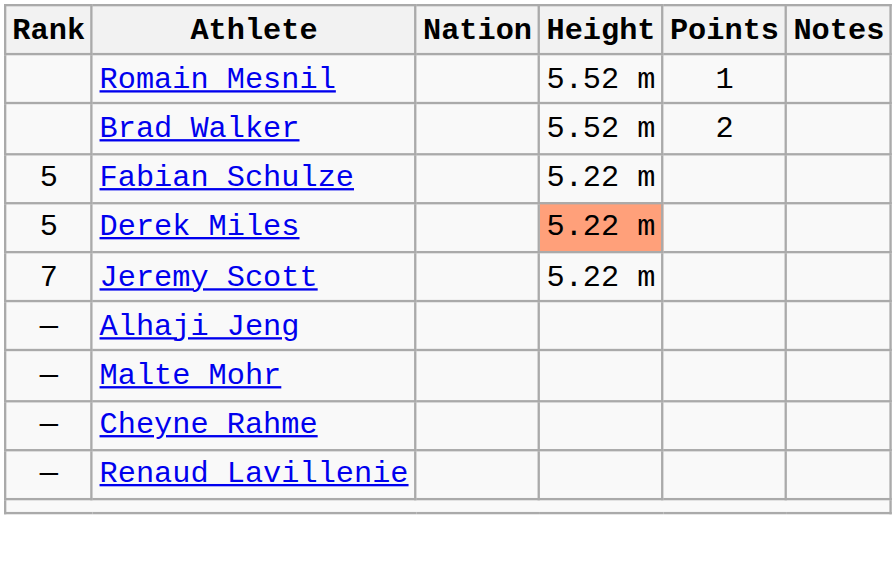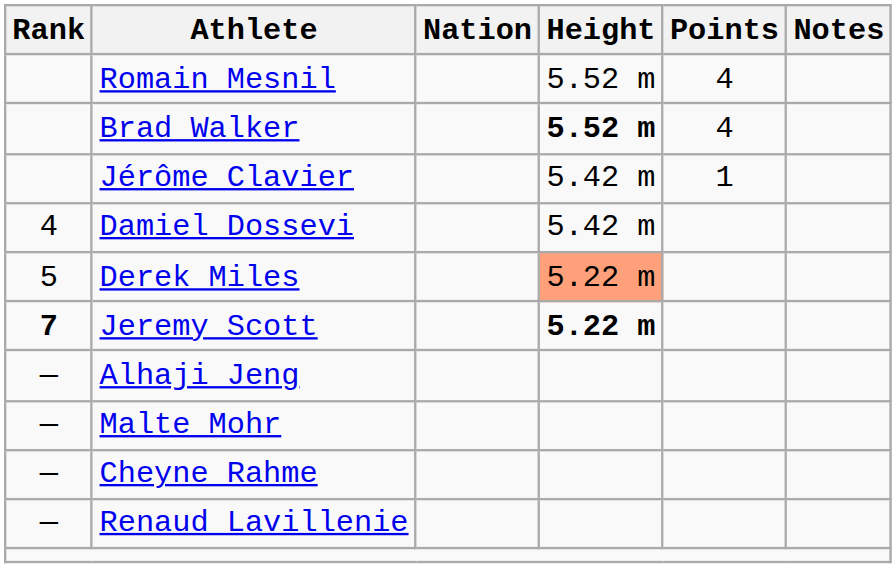(724, 79) 1 -> (724, 79) 4
(601, 129) normal -> (601, 129) bold
(724, 129) 2 -> (724, 129) 4
+ row: (227, 178)
+ row: (227, 227)
- row: (227, 178)
(49, 277) normal -> (49, 326) bold
(601, 277) normal -> (601, 326) bold
